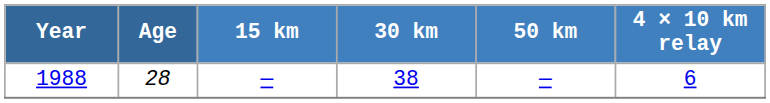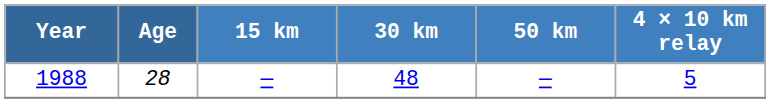(406, 81) 38 -> (406, 81) 48
(690, 81) 6 -> (690, 81) 5
